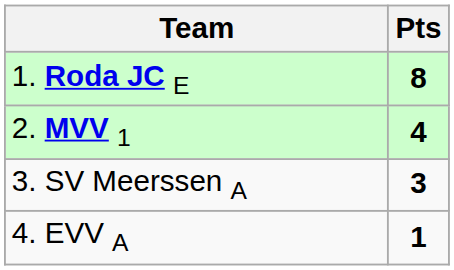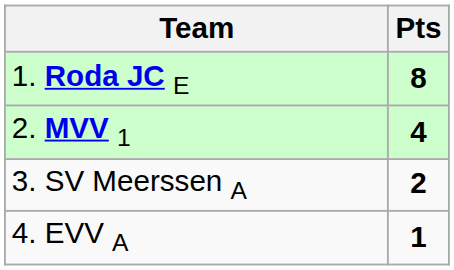(418, 184) 3 -> (418, 184) 2
